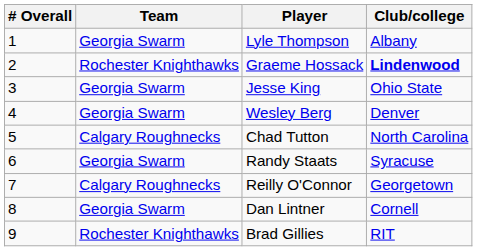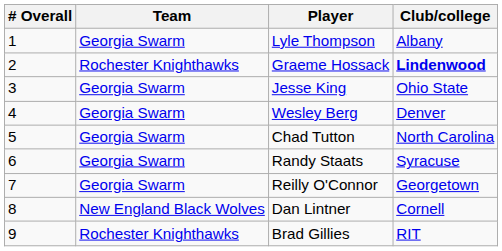(150, 137) Calgary Roughnecks -> (132, 137) Georgia Swarm
(150, 185) Calgary Roughnecks -> (132, 185) Georgia Swarm
(132, 209) Georgia Swarm -> (172, 209) New England Black Wolves
